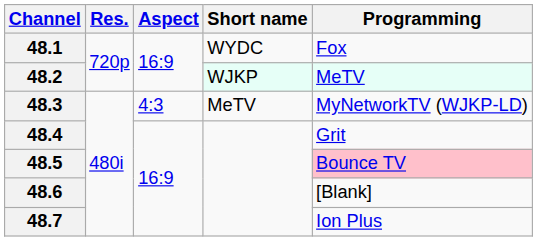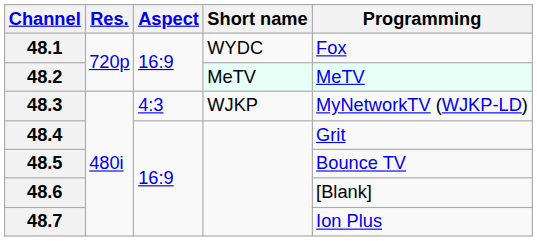(233, 76) WJKP -> (232, 76) MeTV
(232, 105) MeTV -> (233, 105) WJKP
(361, 163) pink background -> (361, 163) no background
